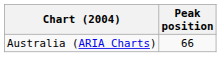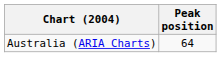(188, 43) 66 -> (188, 43) 64
